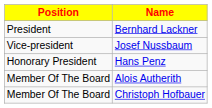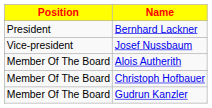- row: (140, 62)
+ row: (151, 95)
